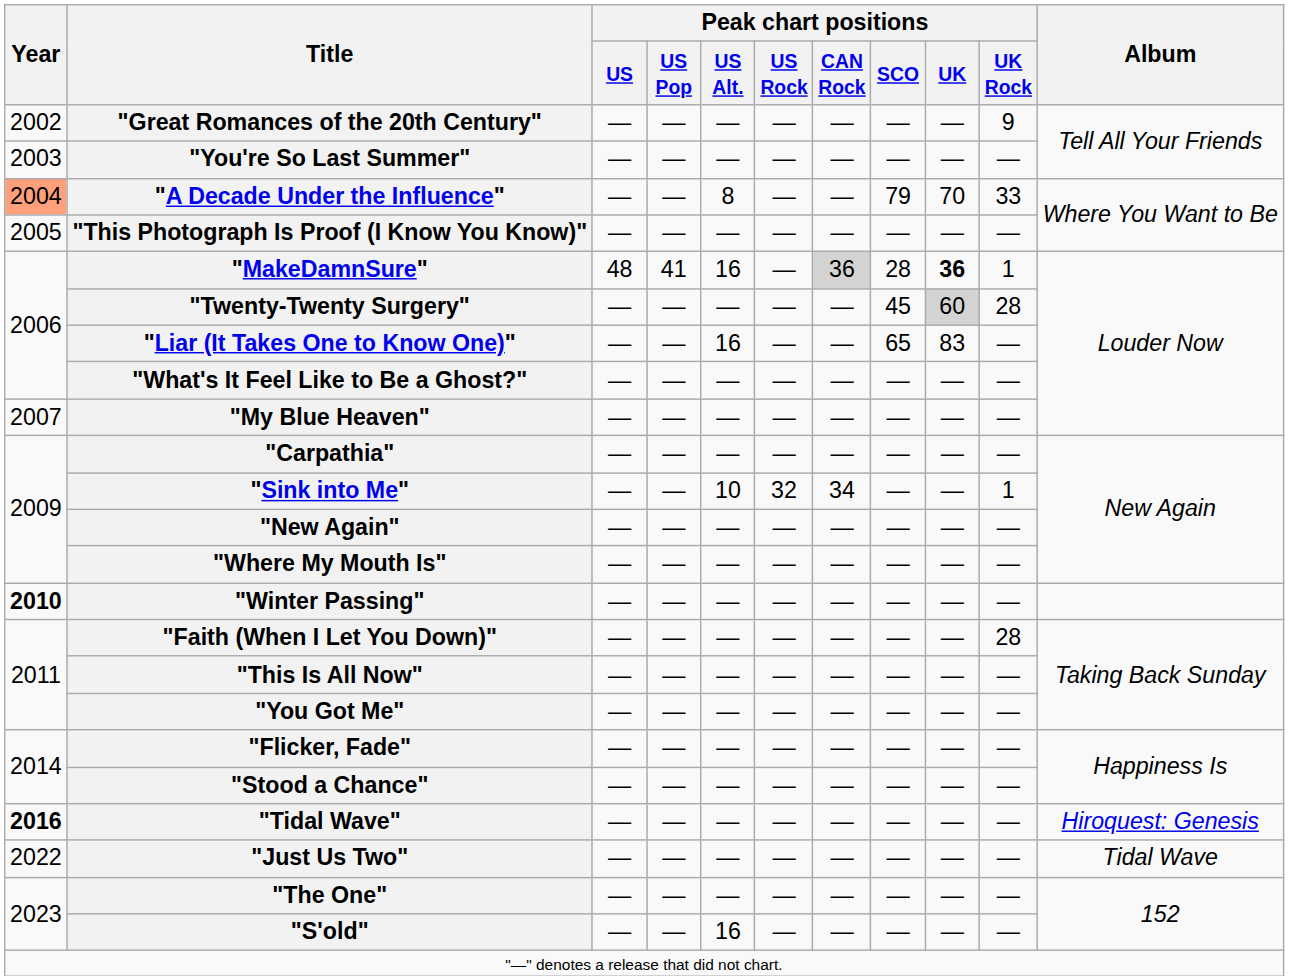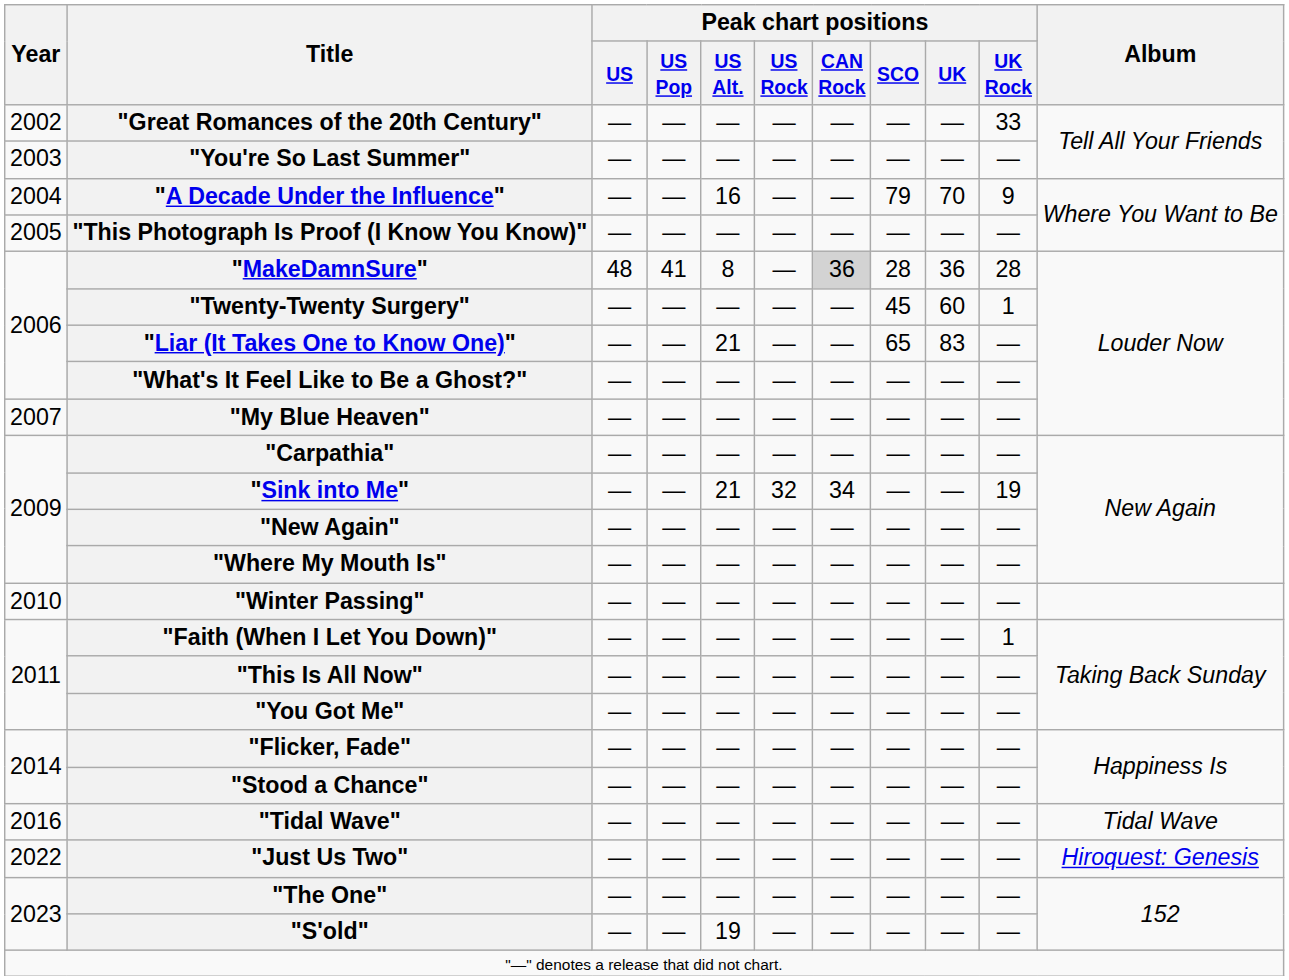(1008, 122) 9 -> (1008, 122) 33
(36, 196) lightsalmon background -> (36, 196) no background
(728, 196) 8 -> (728, 196) 16
(1008, 196) 33 -> (1008, 196) 9
(728, 269) 16 -> (728, 269) 8
(952, 269) bold -> (952, 269) normal
(1008, 269) 1 -> (1008, 269) 28
(952, 306) lightgrey background -> (952, 306) no background
(1008, 306) 28 -> (1008, 306) 1
(728, 343) 16 -> (728, 343) 21
(728, 490) 10 -> (728, 490) 21
(1008, 490) 1 -> (1008, 490) 19
(36, 600) bold -> (36, 600) normal
(1008, 637) 28 -> (1008, 637) 1
(36, 821) bold -> (36, 821) normal
(1160, 821) Hiroquest: Genesis -> (1160, 821) Tidal Wave
(1160, 858) Tidal Wave -> (1160, 858) Hiroquest: Genesis
(728, 932) 16 -> (728, 932) 19
